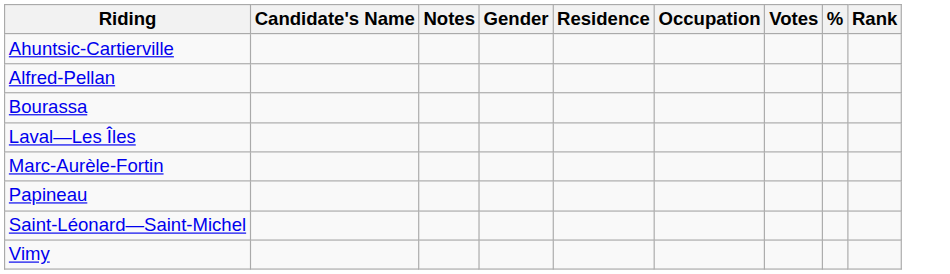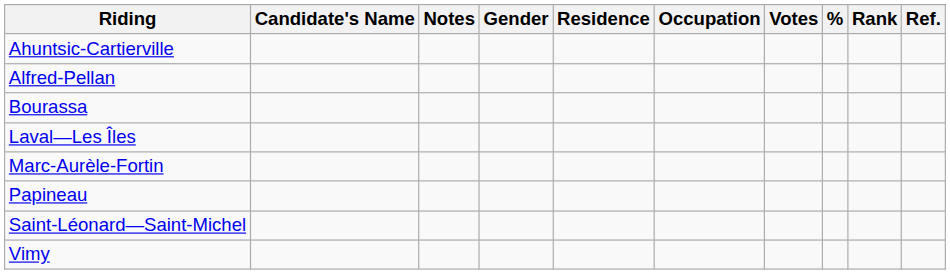+ column: (923, 19)
